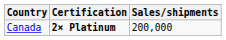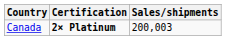(152, 28) 200,000 -> (152, 28) 200,003
